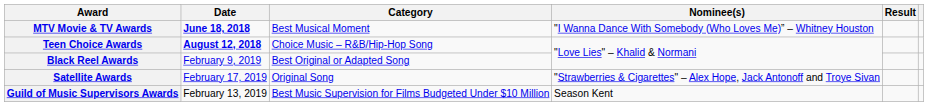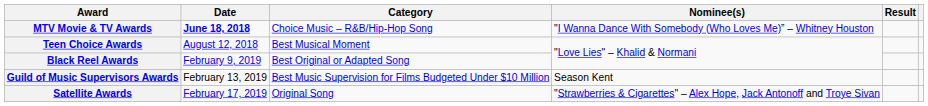(321, 28) Best Musical Moment -> (352, 28) Choice Music – R&B/Hip-Hop Song
(222, 45) bold -> (221, 45) normal
(352, 45) Choice Music – R&B/Hip-Hop Song -> (321, 45) Best Musical Moment
rows swapped: (93, 93) <-> (93, 77)
